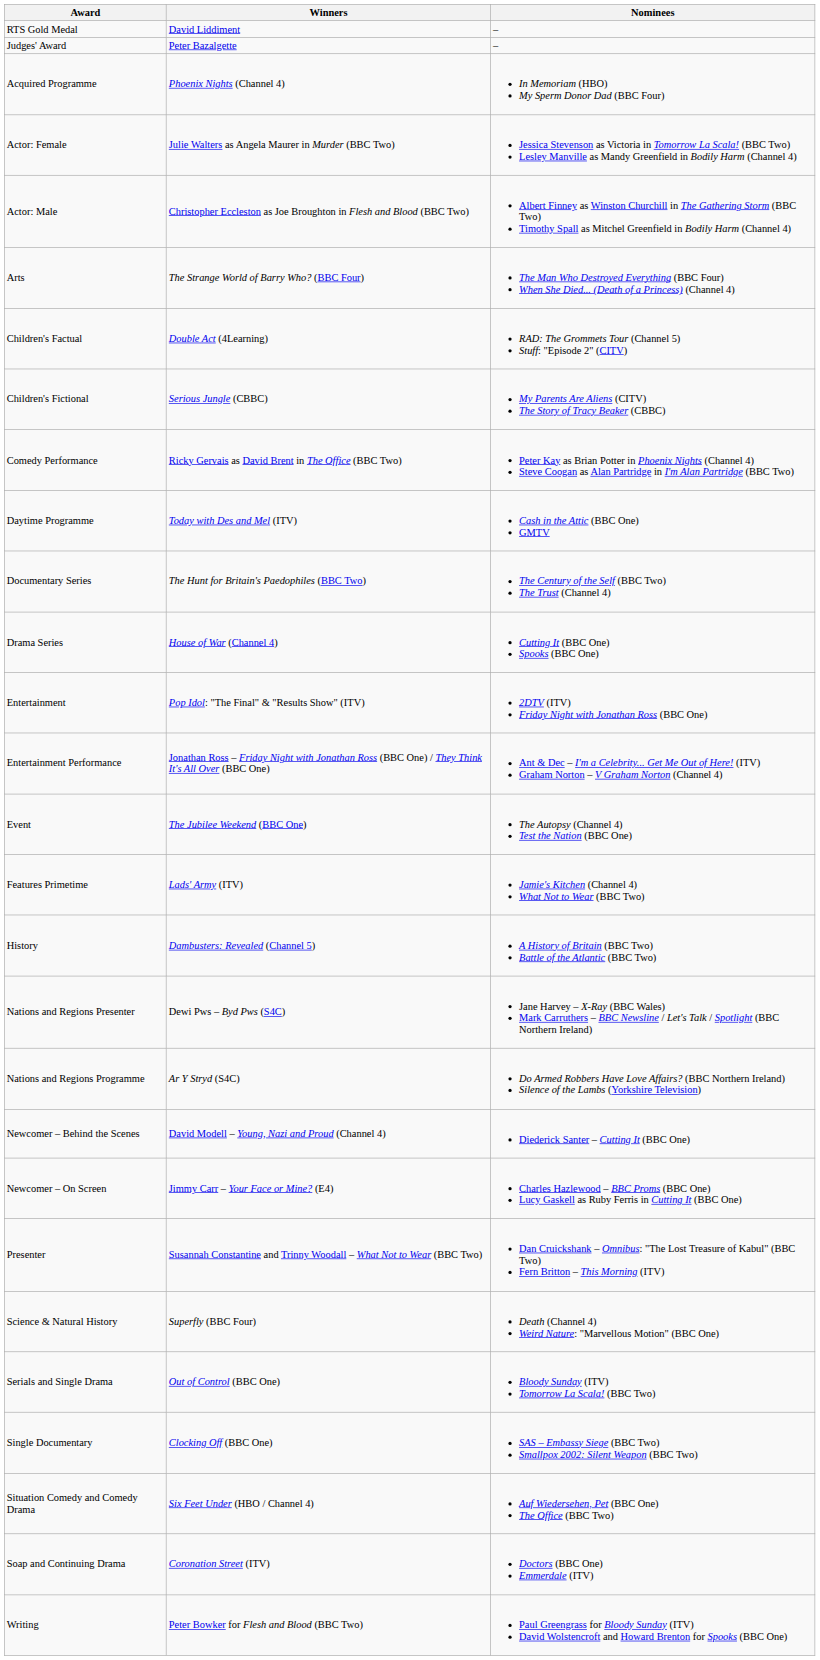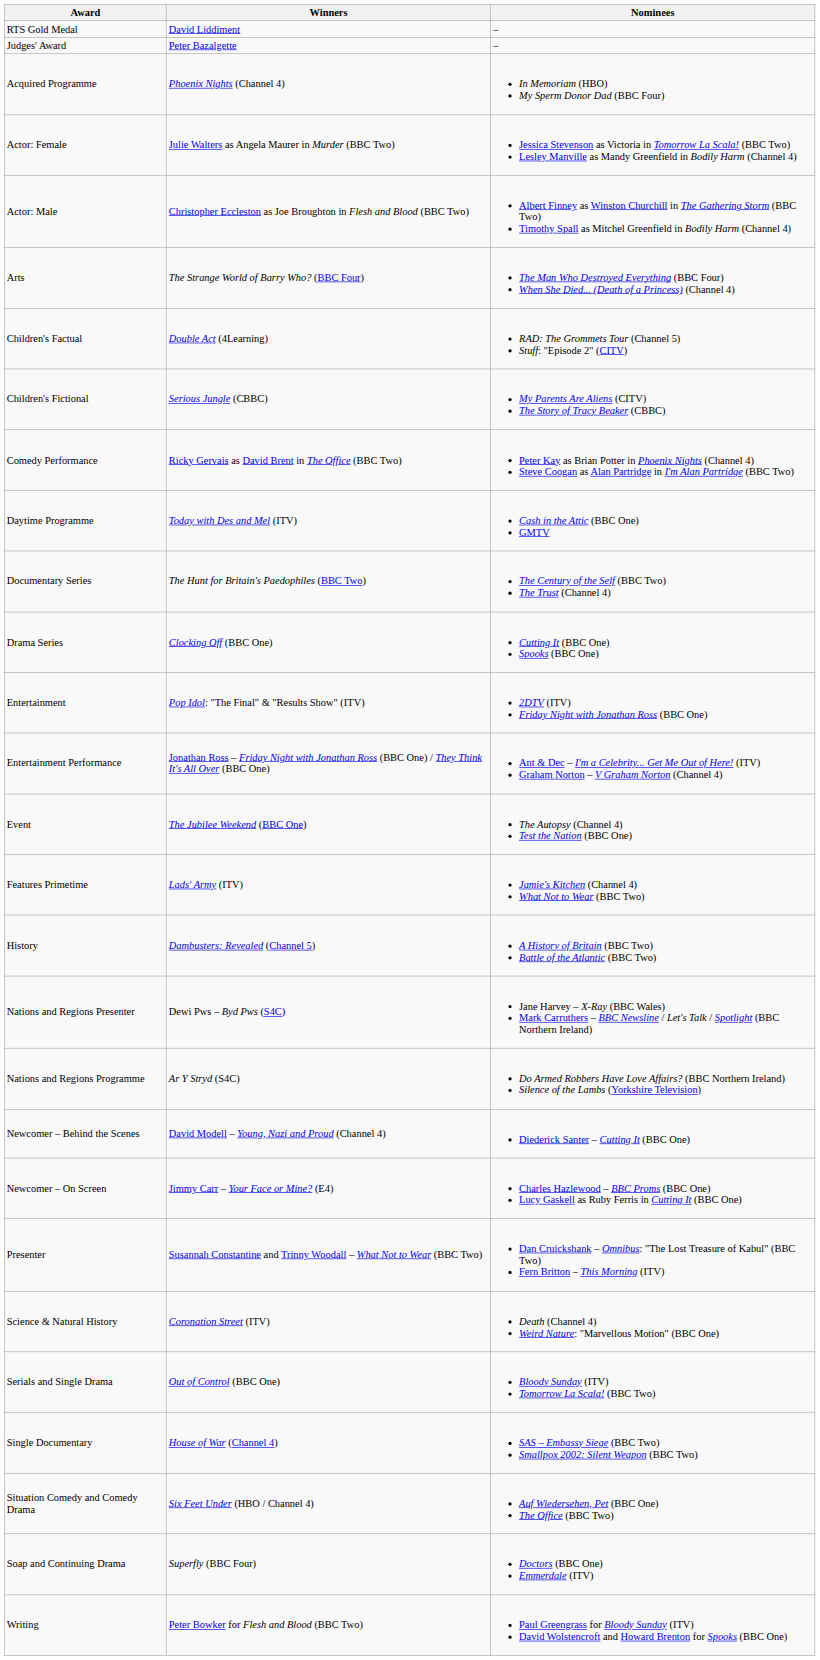(223, 642) House of War (Channel 4) -> (221, 642) Clocking Off (BBC One)
(212, 1321) Superfly (BBC Four) -> (219, 1321) Coronation Street (ITV)
(221, 1442) Clocking Off (BBC One) -> (223, 1442) House of War (Channel 4)
(219, 1564) Coronation Street (ITV) -> (212, 1564) Superfly (BBC Four)
